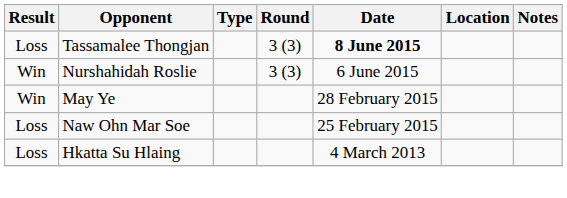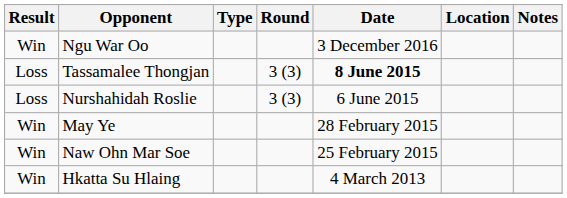+ row: (105, 44)
(32, 71) Win -> (32, 98) Loss
(32, 125) Loss -> (32, 152) Win
(32, 152) Loss -> (32, 179) Win
